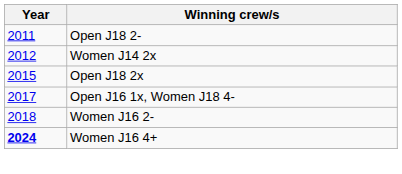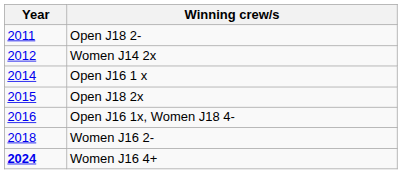+ row: (109, 76)
(22, 96) 2017 -> (22, 117) 2016
